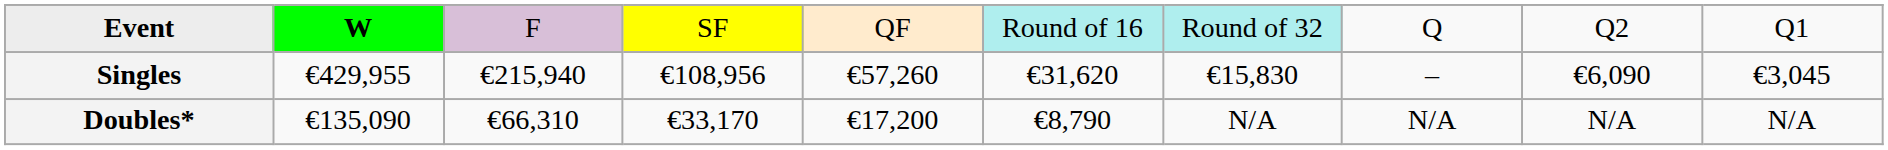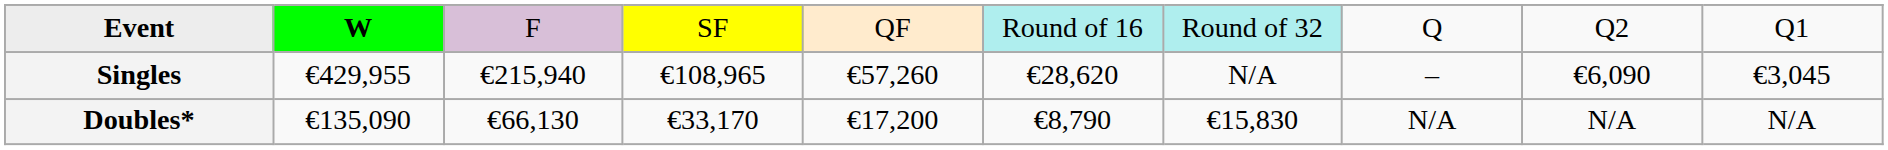(713, 74) €108,956 -> (713, 74) €108,965
(1072, 74) €31,620 -> (1072, 74) €28,620
(1252, 74) €15,830 -> (1252, 74) N/A
(533, 121) €66,310 -> (533, 121) €66,130
(1252, 121) N/A -> (1252, 121) €15,830
